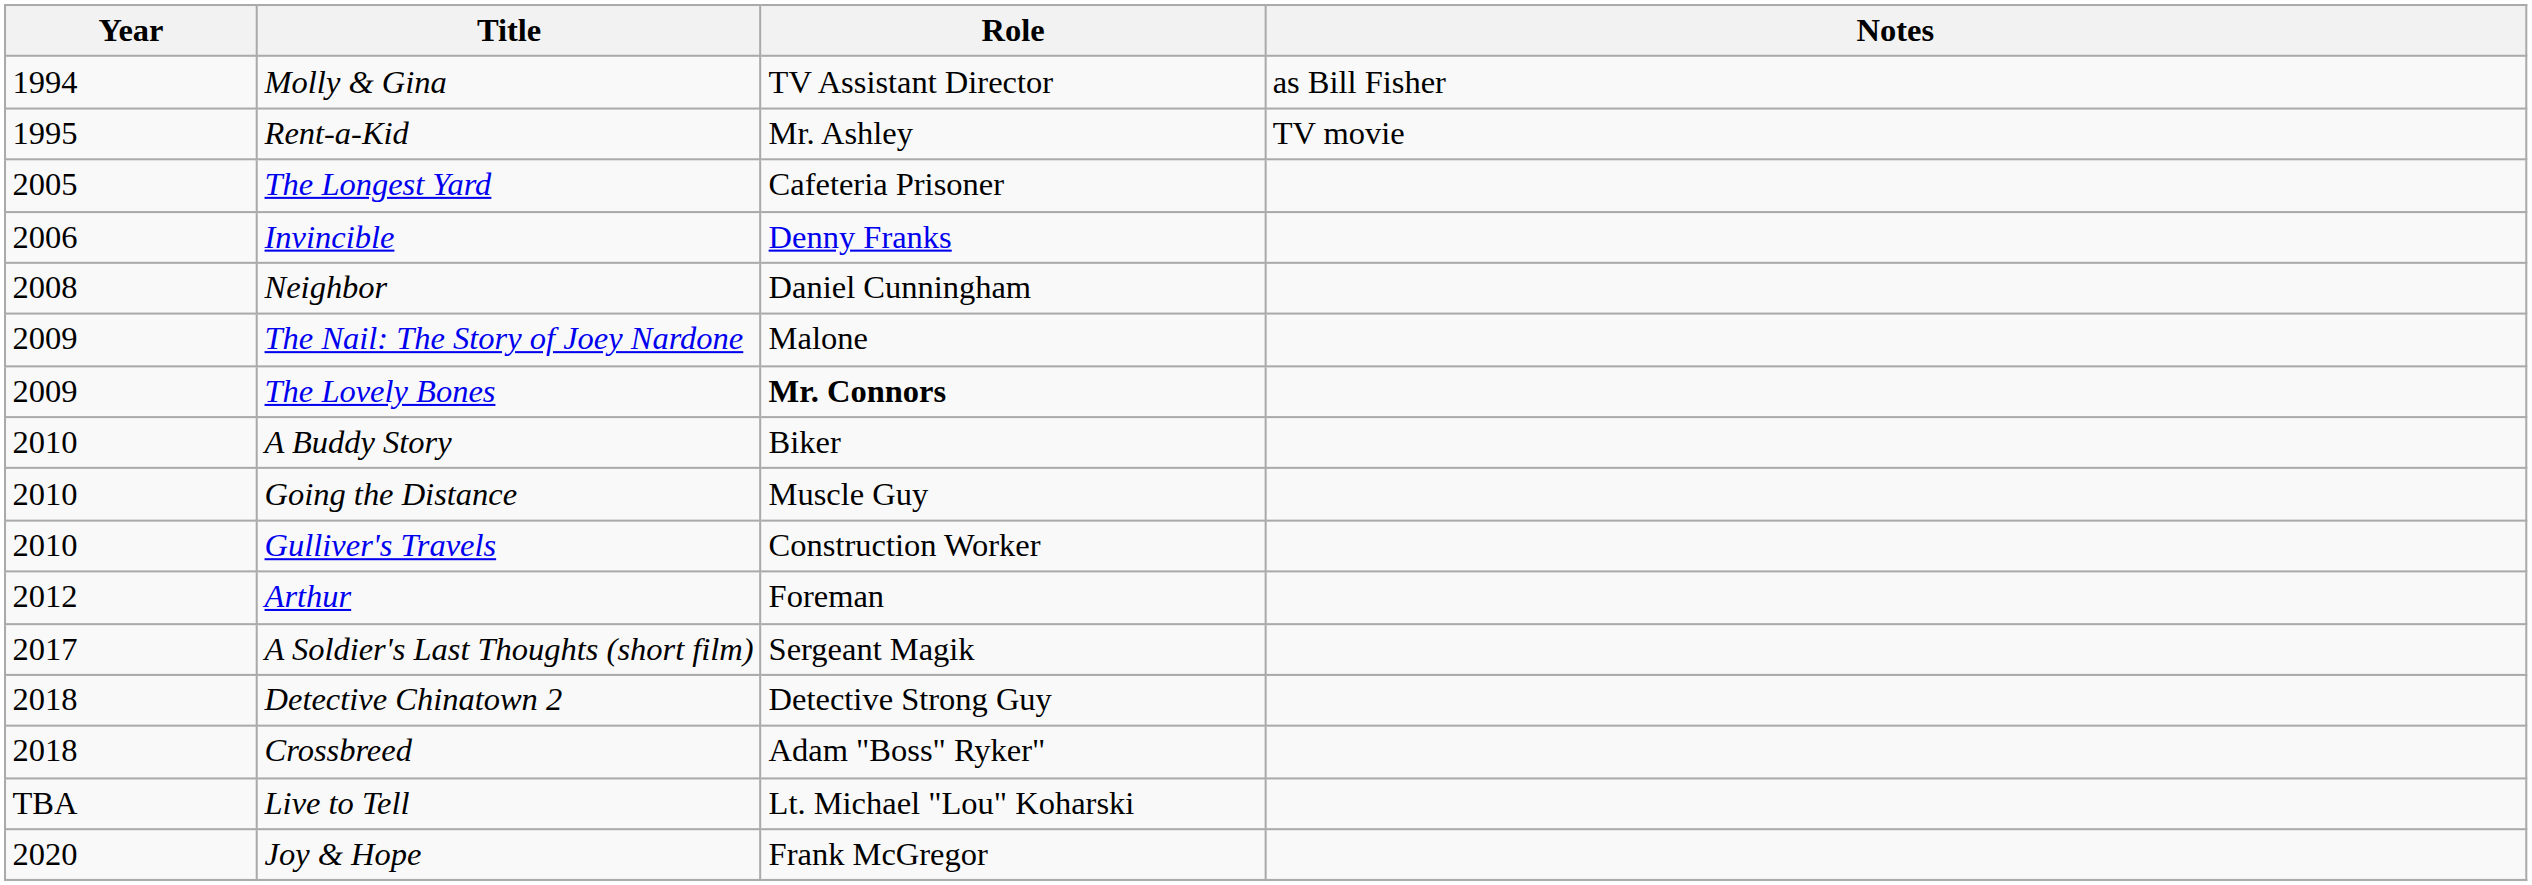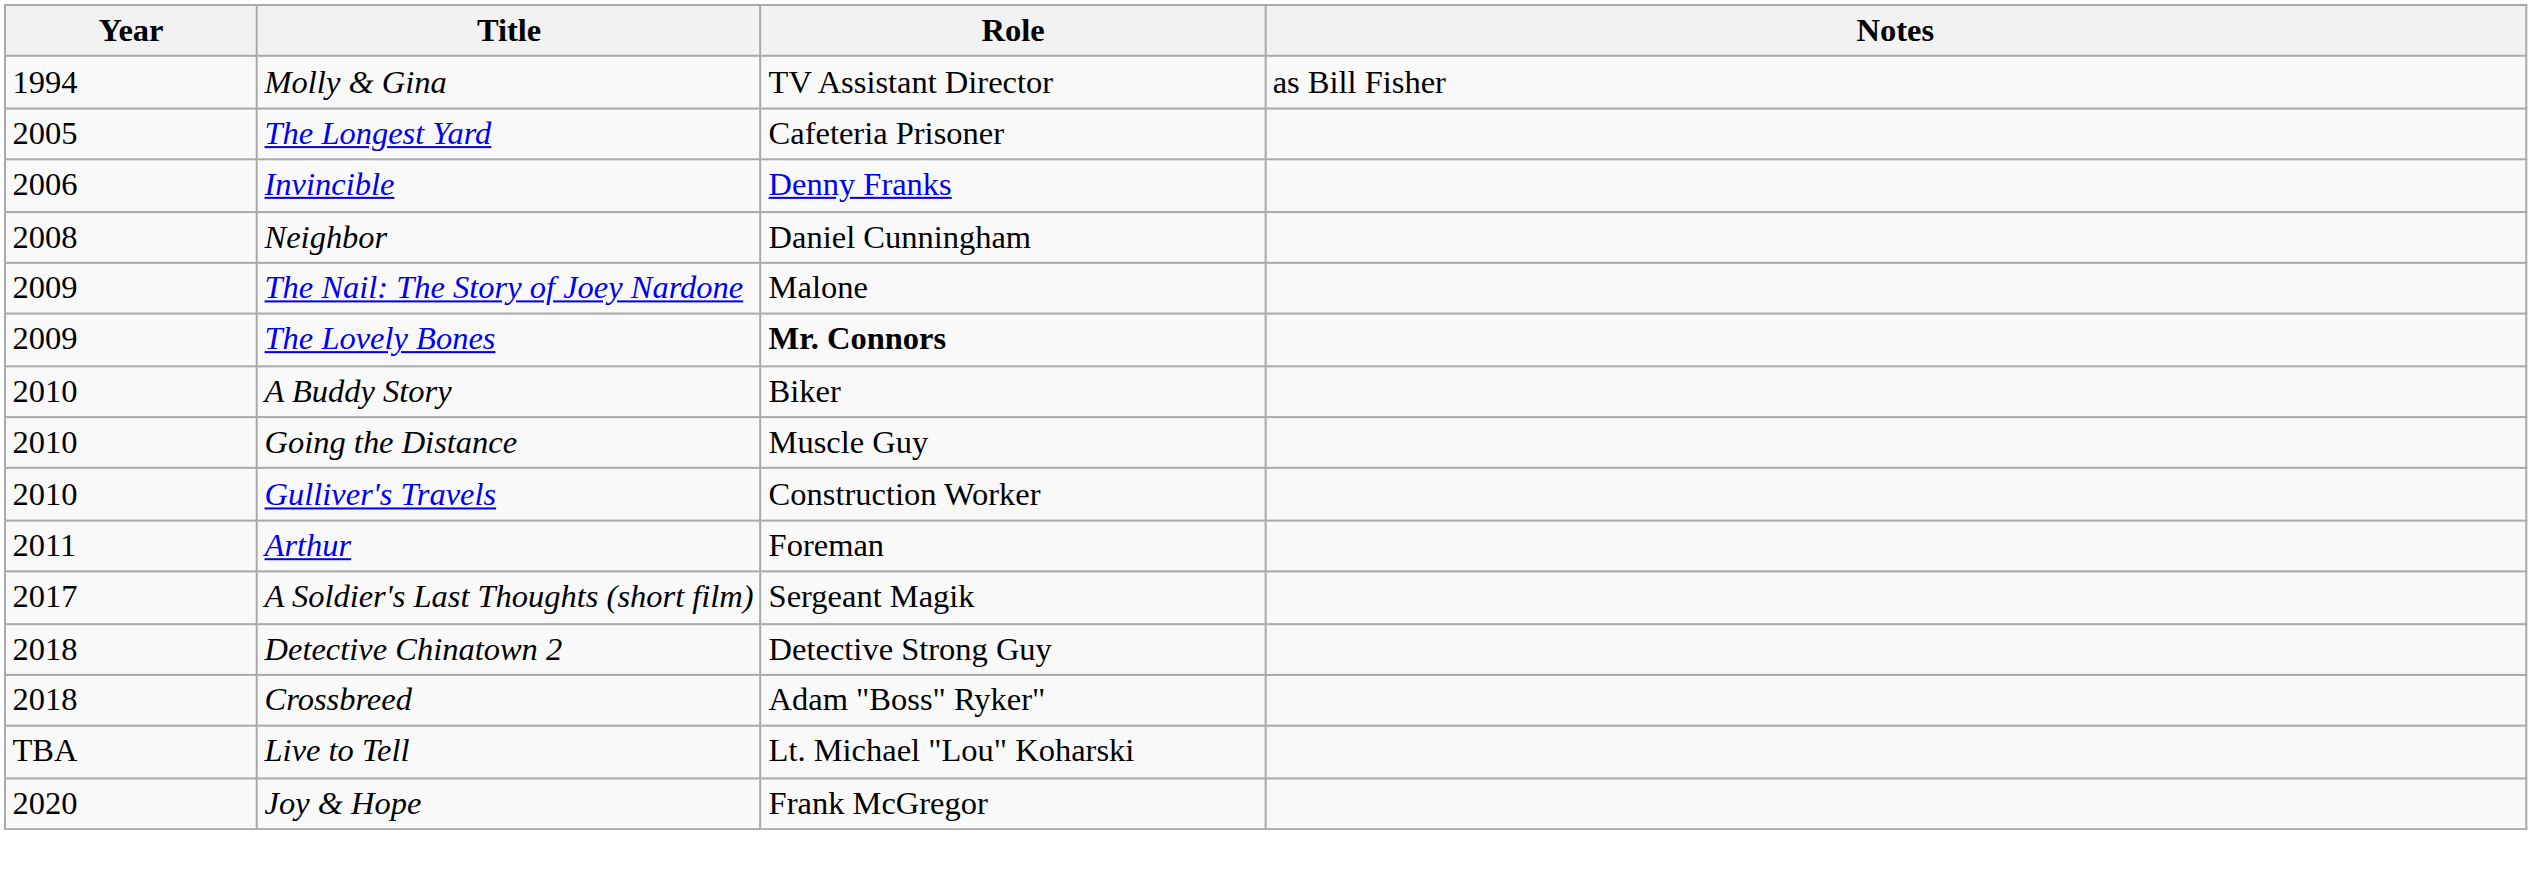- row: (337, 133)
(45, 596) 2012 -> (44, 545) 2011
